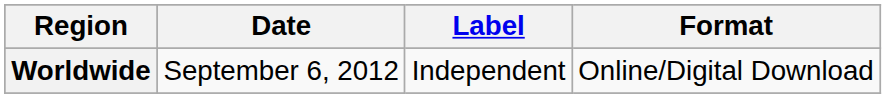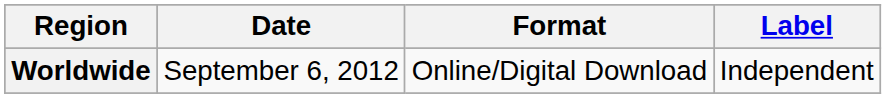columns swapped: (726, 26) <-> (489, 26)
